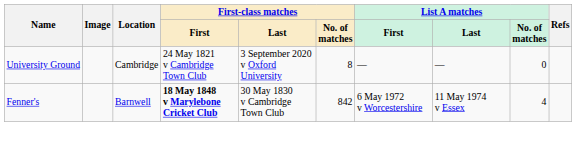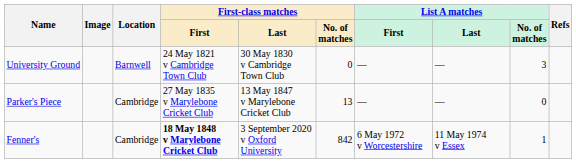(137, 65) Cambridge -> (133, 65) Barnwell
(276, 65) 3 September 2020 v Oxford University -> (267, 65) 30 May 1830 v Cambridge Town Club
(350, 65) 8 -> (350, 65) 0
(544, 65) 0 -> (544, 65) 3
+ row: (34, 102)
(133, 102) Barnwell -> (137, 140) Cambridge
(267, 102) 30 May 1830 v Cambridge Town Club -> (276, 140) 3 September 2020 v Oxford University
(544, 102) 4 -> (544, 140) 1
